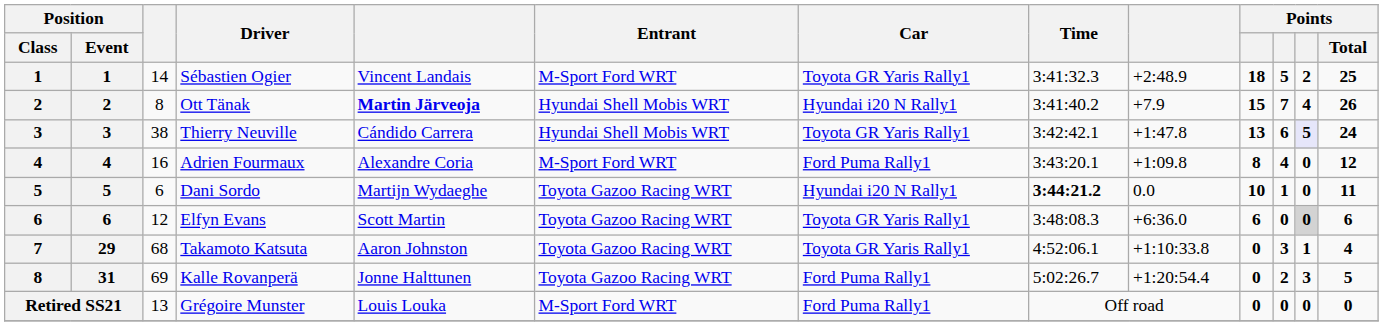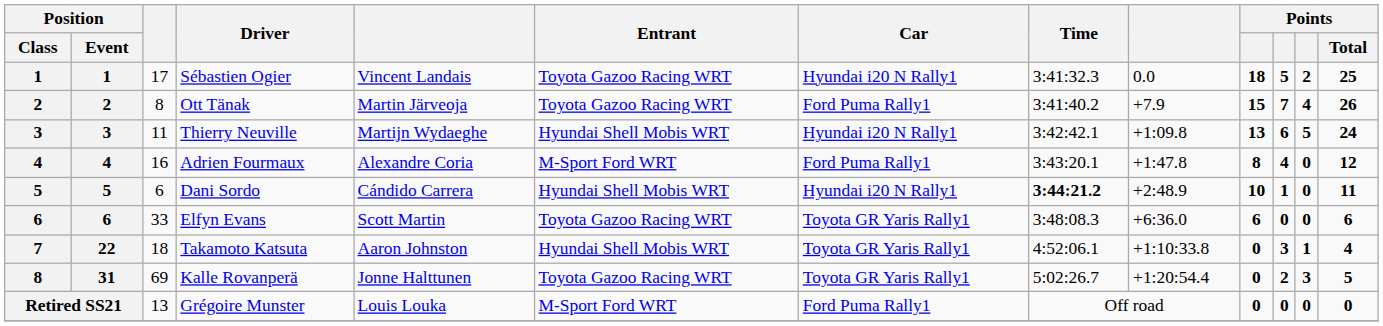(159, 75) 14 -> (159, 75) 17
(607, 75) M-Sport Ford WRT -> (635, 75) Toyota Gazoo Racing WRT
(886, 75) Toyota GR Yaris Rally1 -> (880, 75) Hyundai i20 N Rally1
(1160, 75) +2:48.9 -> (1144, 75) 0.0
(419, 104) bold -> (412, 104) normal
(634, 104) Hyundai Shell Mobis WRT -> (635, 104) Toyota Gazoo Racing WRT
(880, 104) Hyundai i20 N Rally1 -> (867, 104) Ford Puma Rally1
(159, 133) 38 -> (159, 133) 11
(415, 133) Cándido Carrera -> (422, 133) Martijn Wydaeghe
(886, 133) Toyota GR Yaris Rally1 -> (880, 133) Hyundai i20 N Rally1
(1160, 133) +1:47.8 -> (1160, 133) +1:09.8
(1307, 133) lavender background -> (1307, 133) no background
(1160, 162) +1:09.8 -> (1160, 162) +1:47.8
(422, 190) Martijn Wydaeghe -> (415, 190) Cándido Carrera
(635, 190) Toyota Gazoo Racing WRT -> (634, 190) Hyundai Shell Mobis WRT
(1144, 190) 0.0 -> (1160, 190) +2:48.9
(159, 219) 12 -> (159, 219) 33
(1307, 219) lightgrey background -> (1307, 219) no background
(107, 248) 29 -> (107, 248) 22
(159, 248) 68 -> (159, 248) 18
(635, 248) Toyota Gazoo Racing WRT -> (634, 248) Hyundai Shell Mobis WRT
(867, 276) Ford Puma Rally1 -> (886, 276) Toyota GR Yaris Rally1
